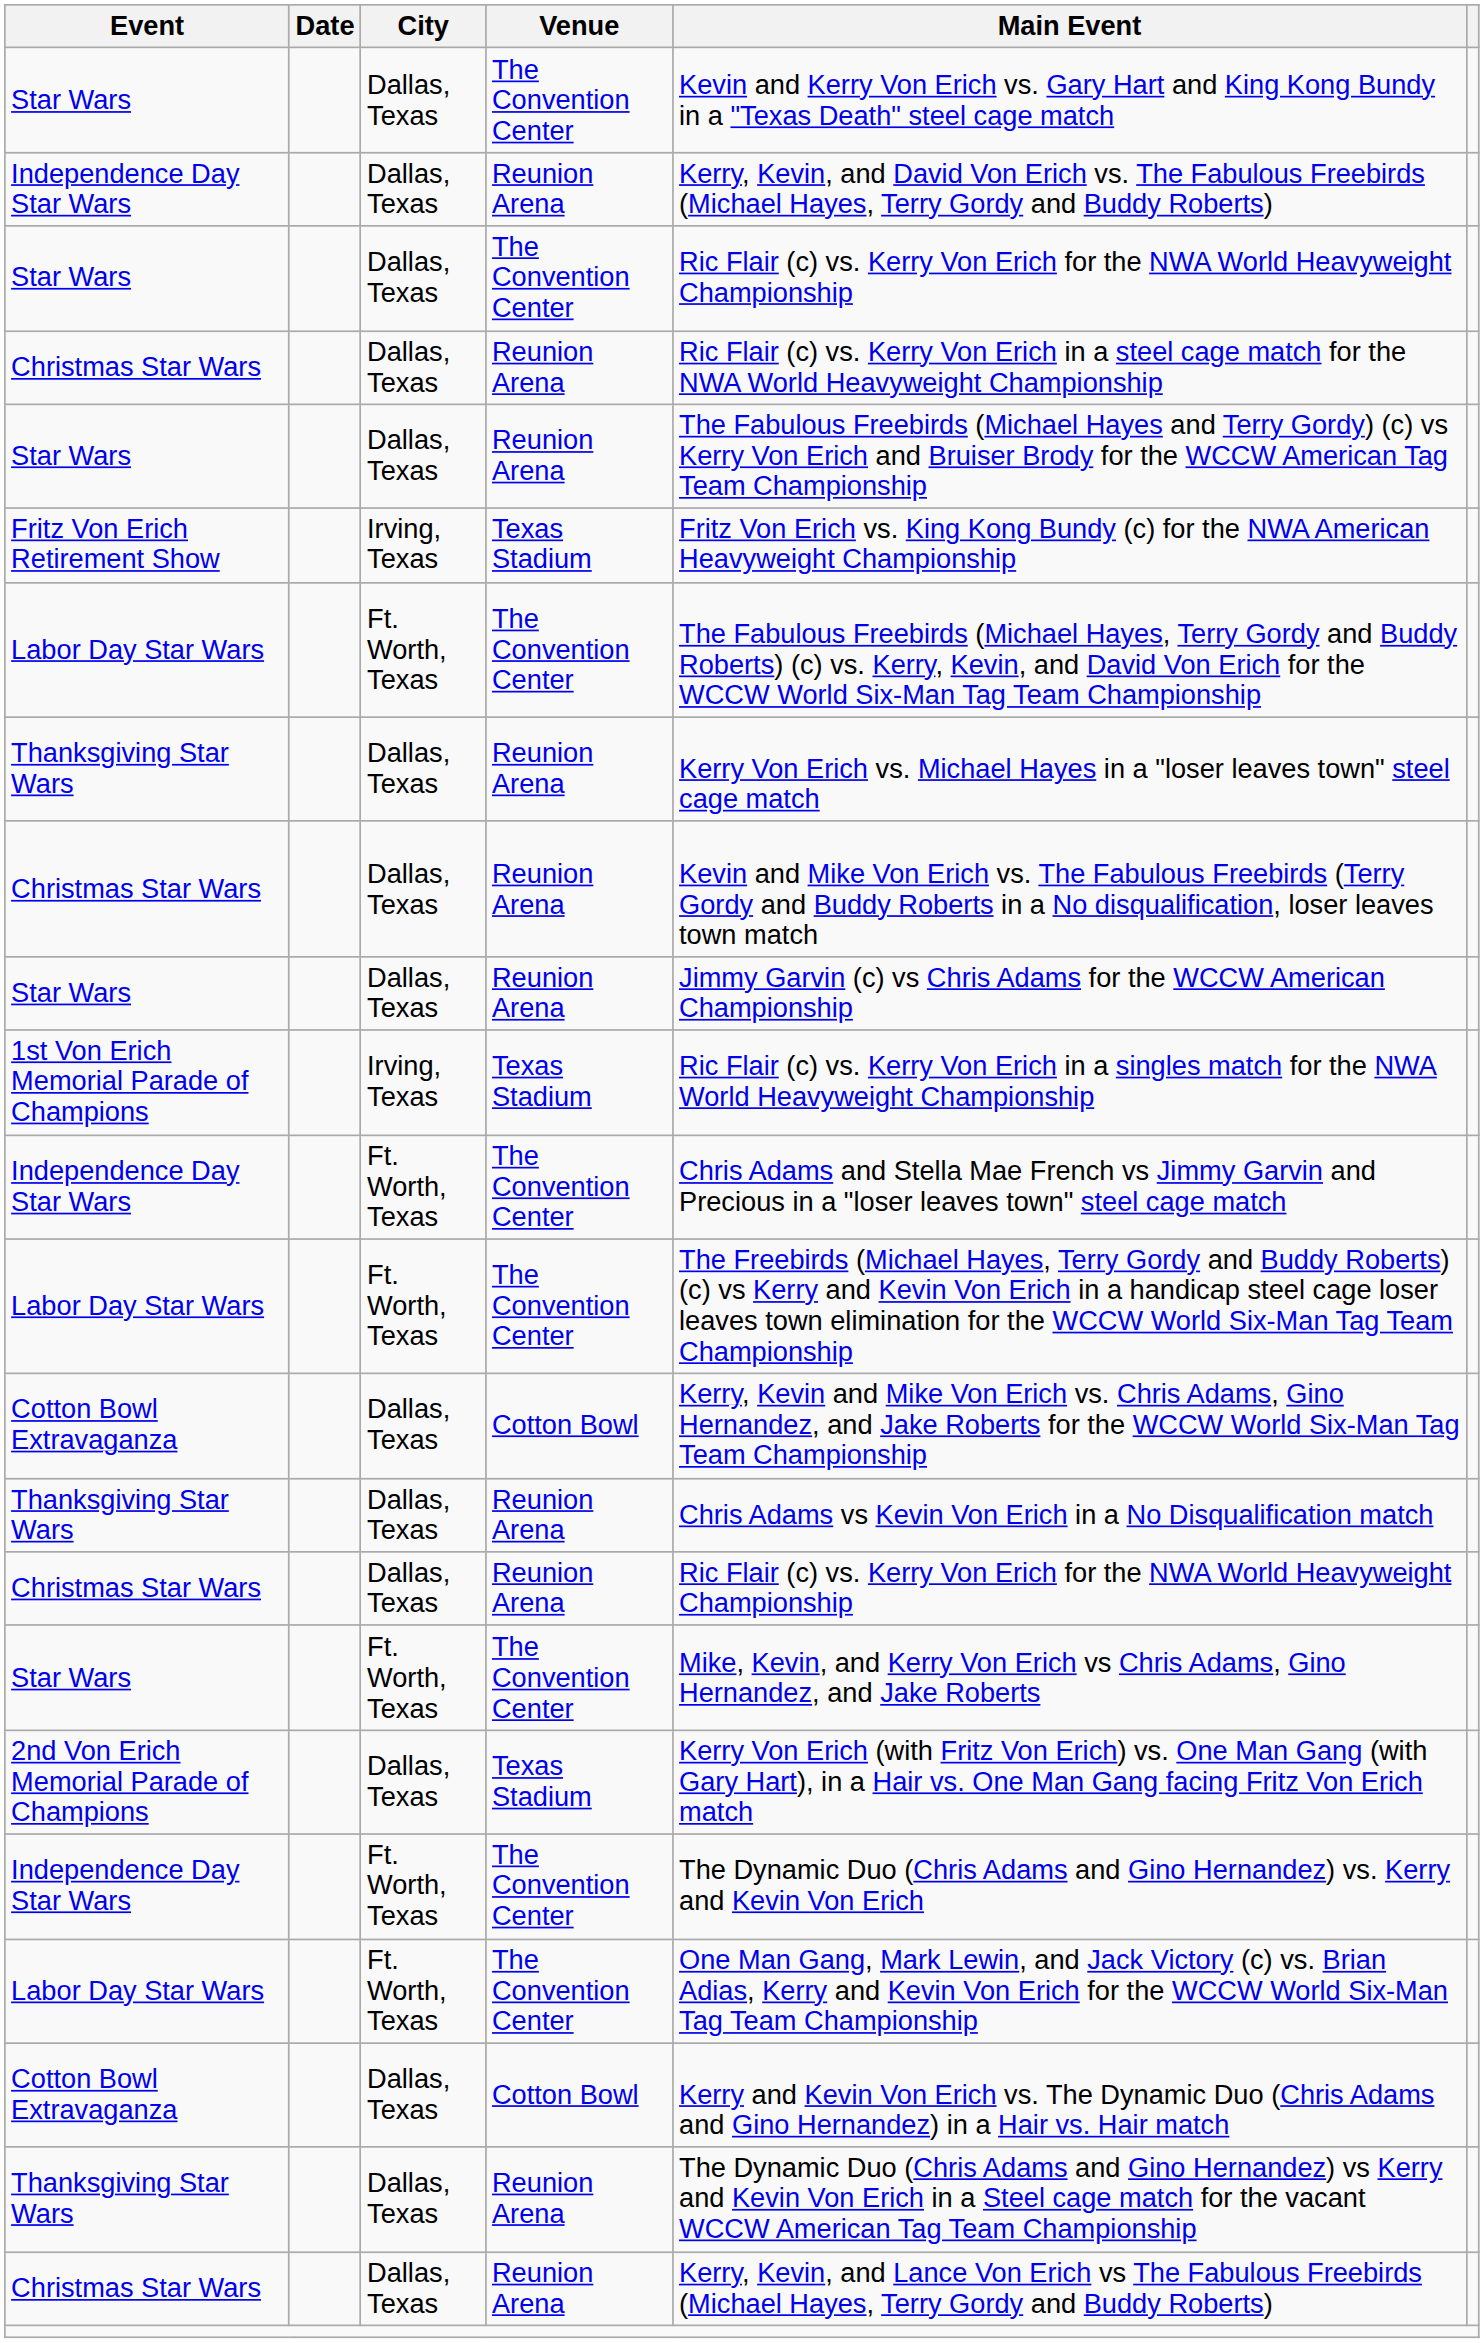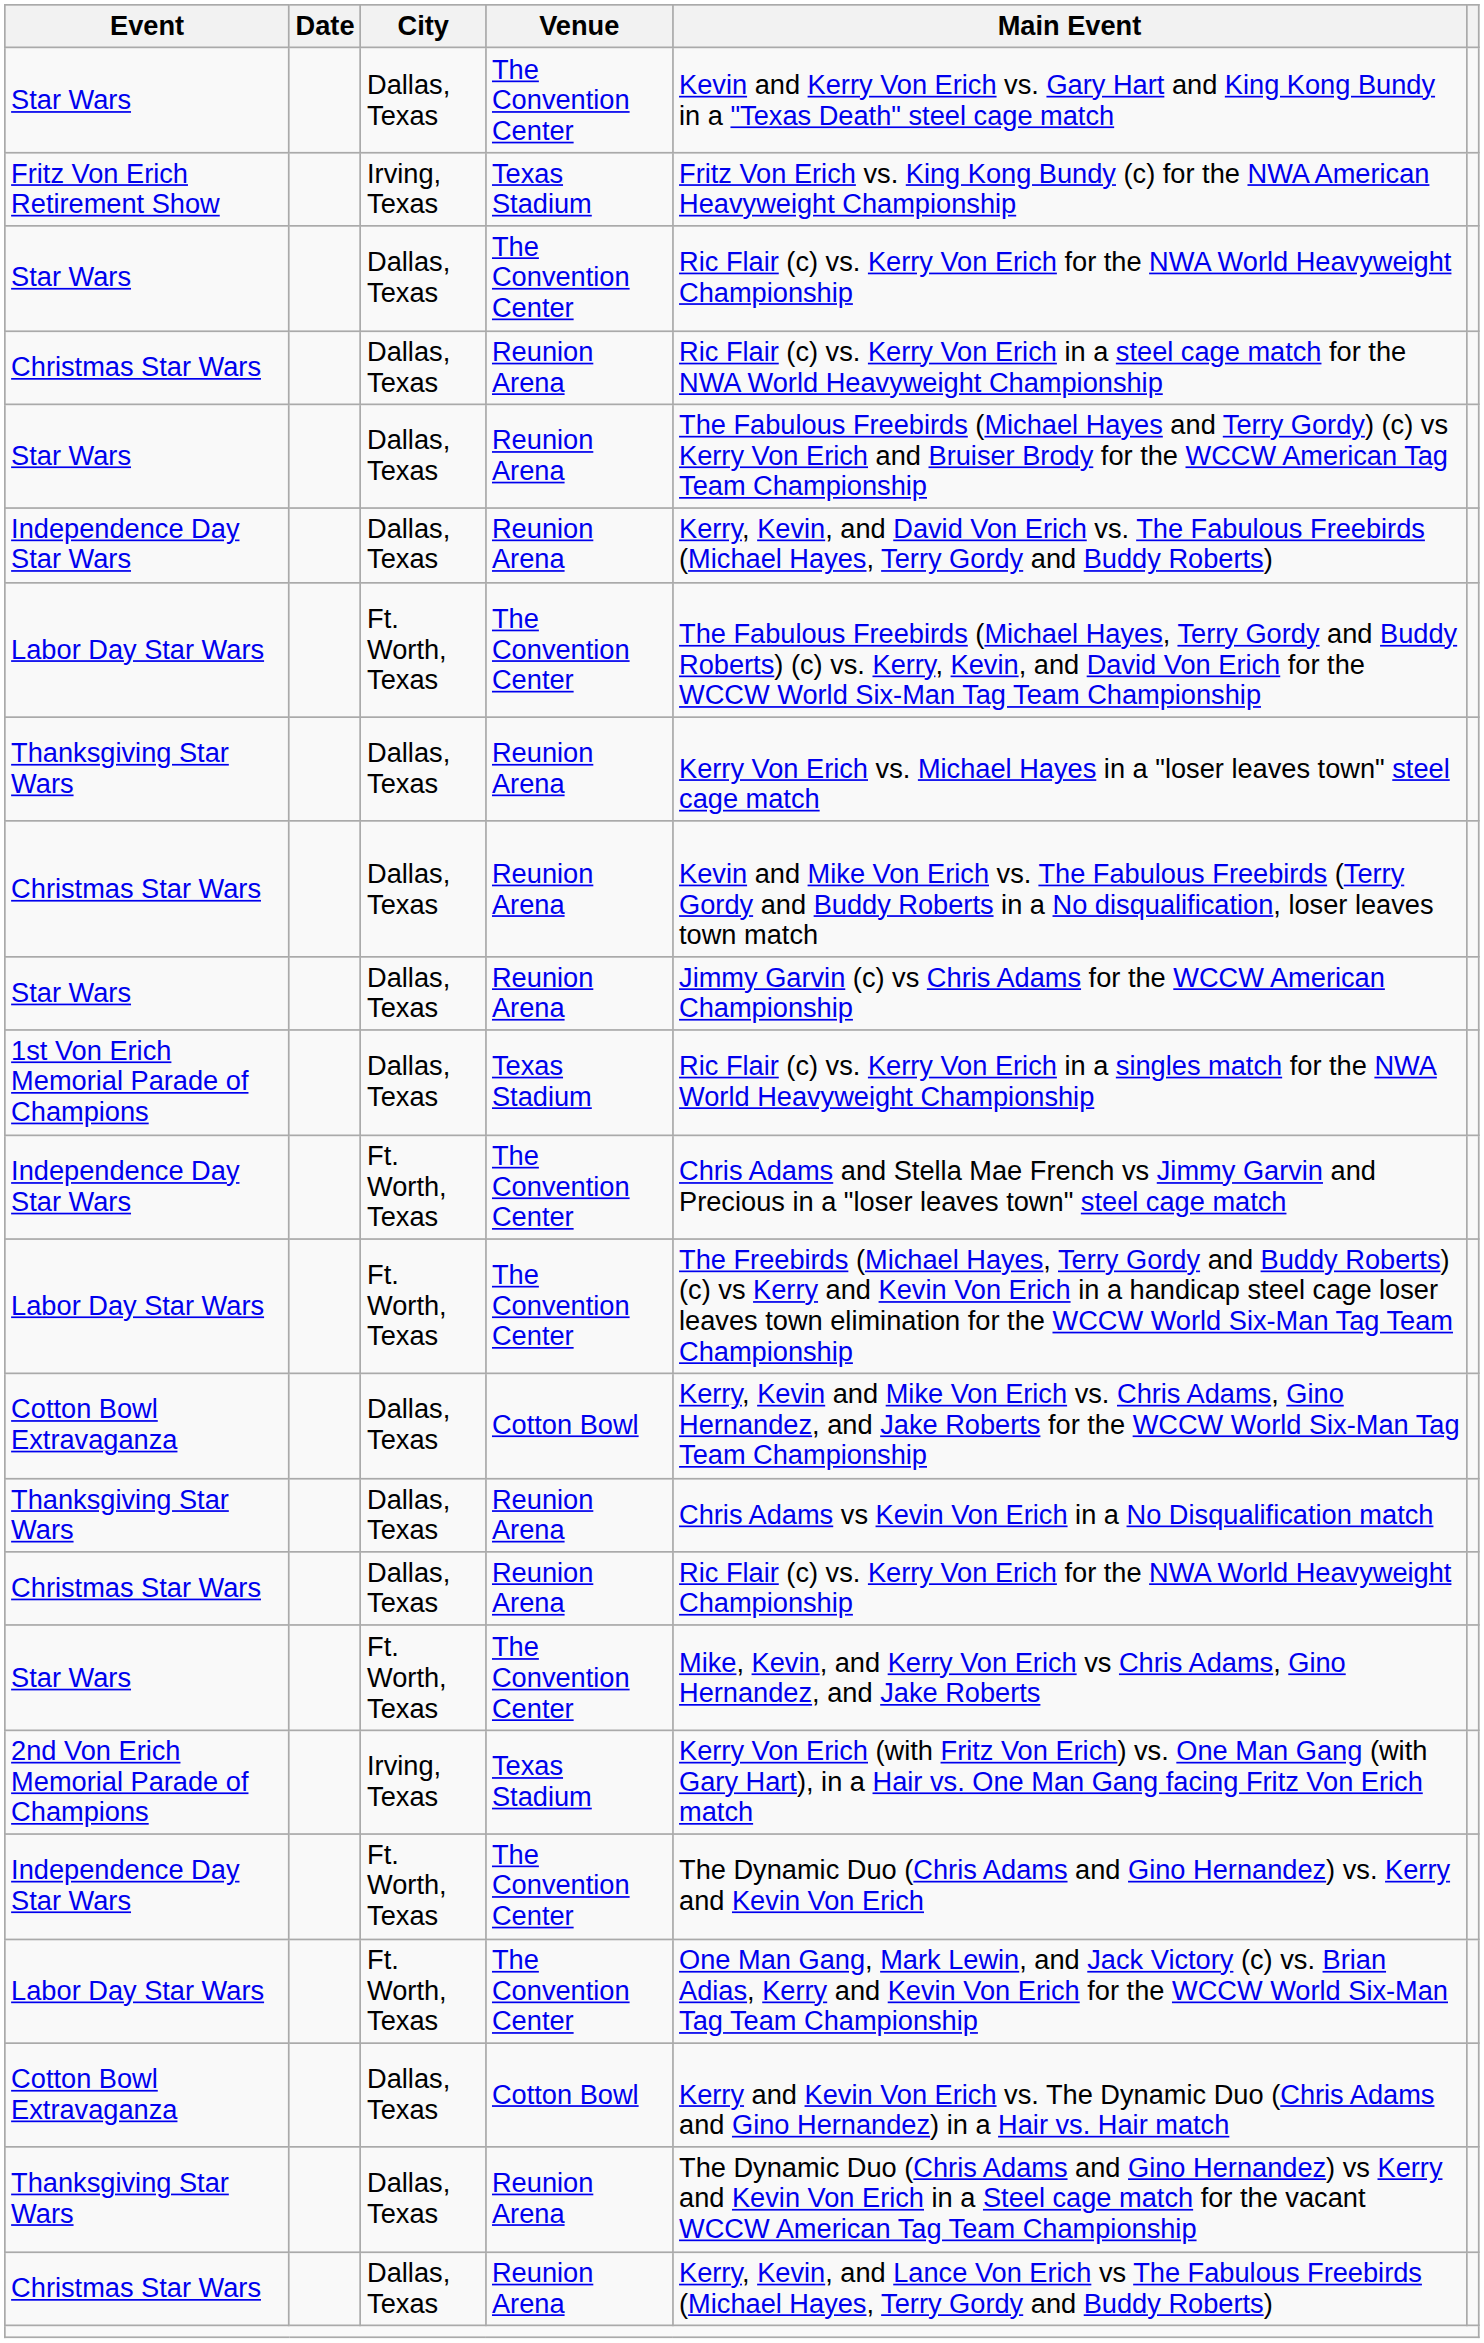rows swapped: (115, 544) <-> (125, 188)
(404, 1081) Irving, Texas -> (409, 1081) Dallas, Texas
(409, 1781) Dallas, Texas -> (404, 1781) Irving, Texas
